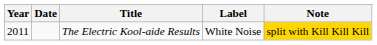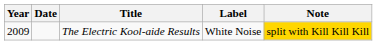(18, 31) 2011 -> (18, 31) 2009
